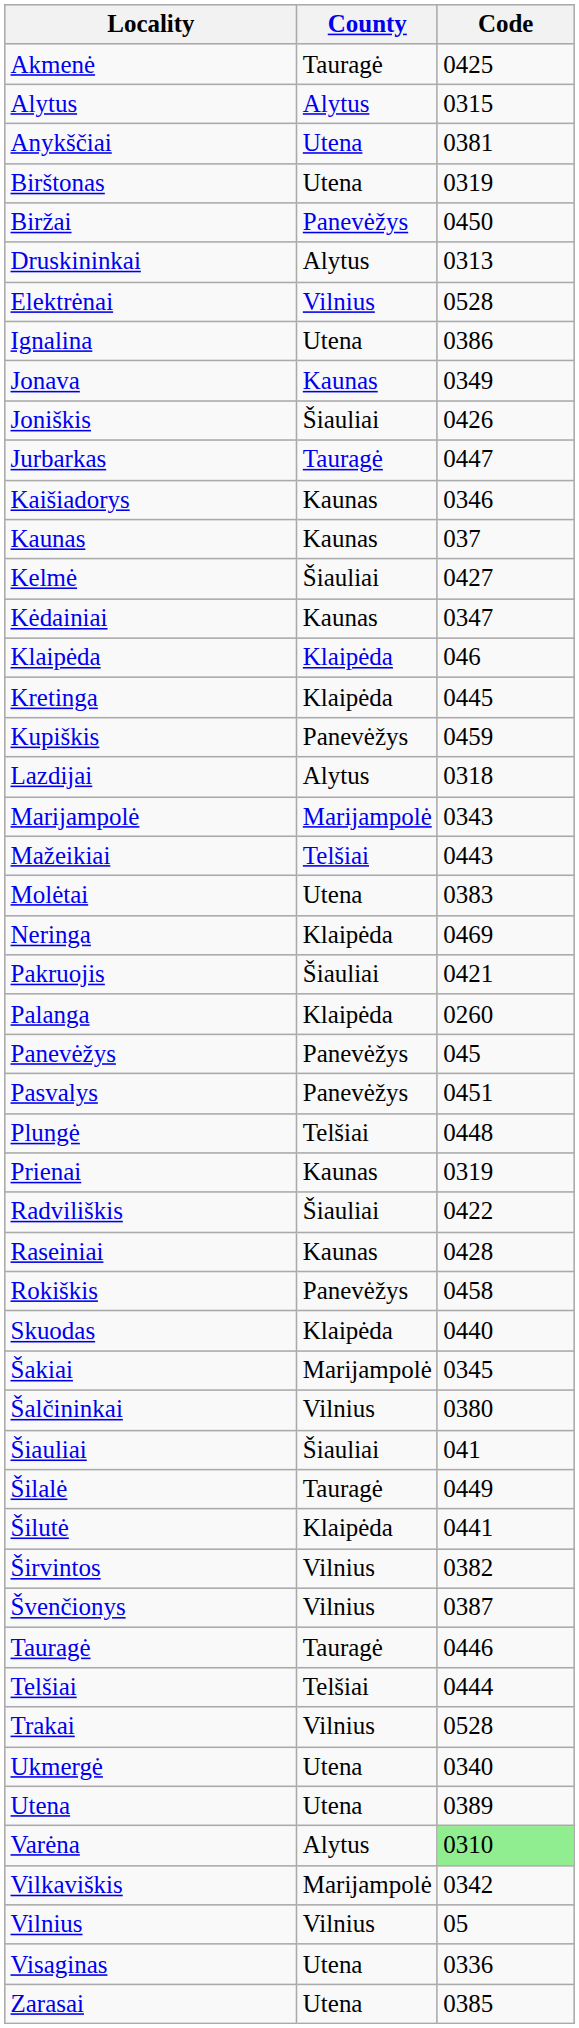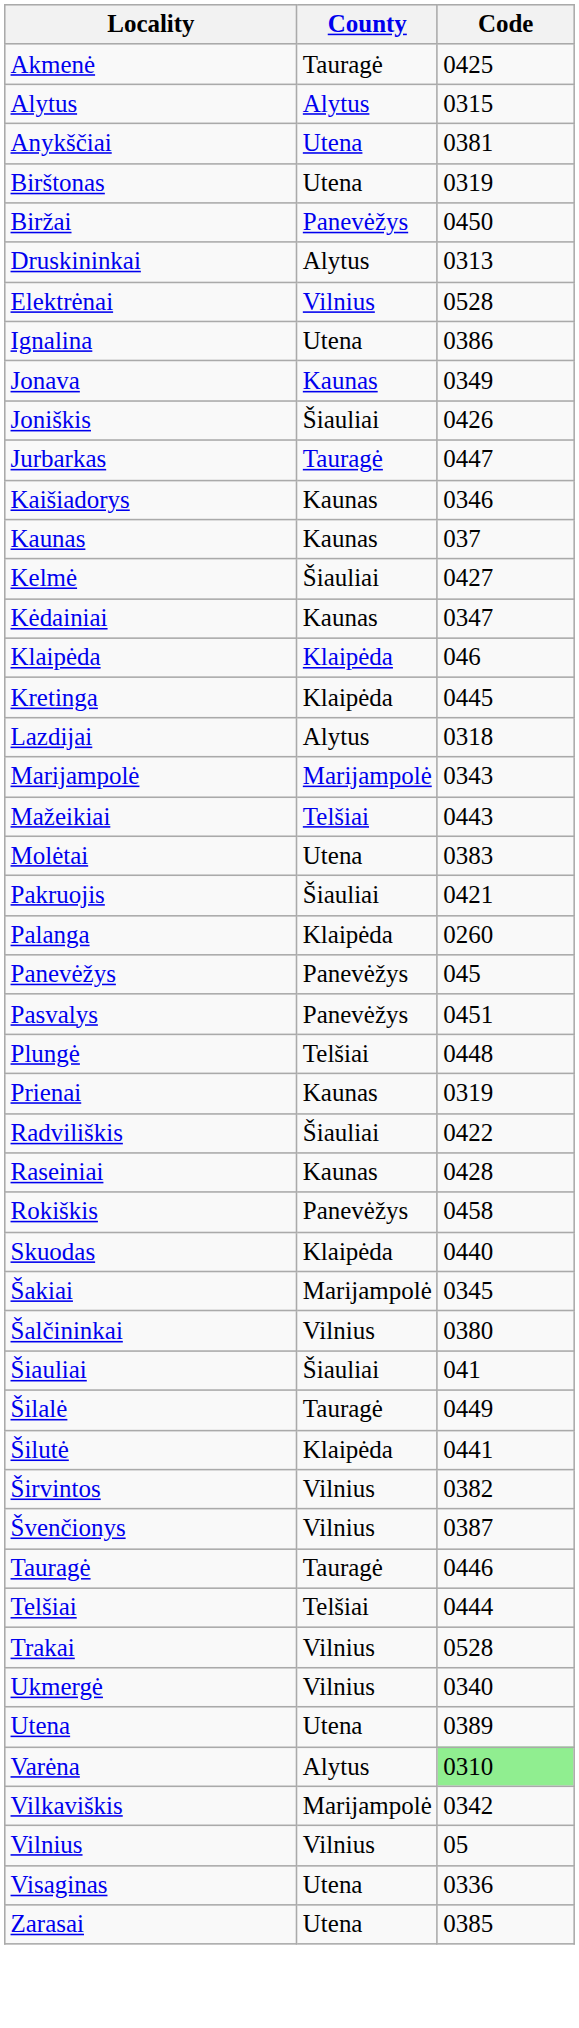- row: (55, 736)
- row: (51, 934)
(333, 1766) Utena -> (339, 1686) Vilnius
